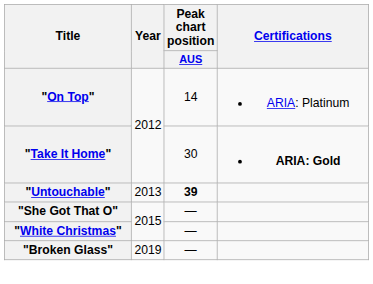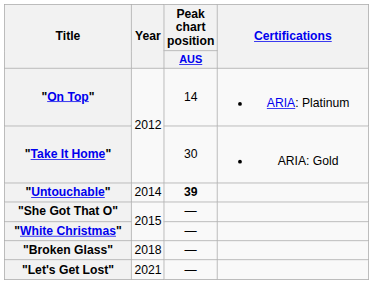(293, 161) bold -> (293, 161) normal
(148, 192) 2013 -> (148, 192) 2014
(148, 250) 2019 -> (148, 250) 2018
+ row: (68, 269)
